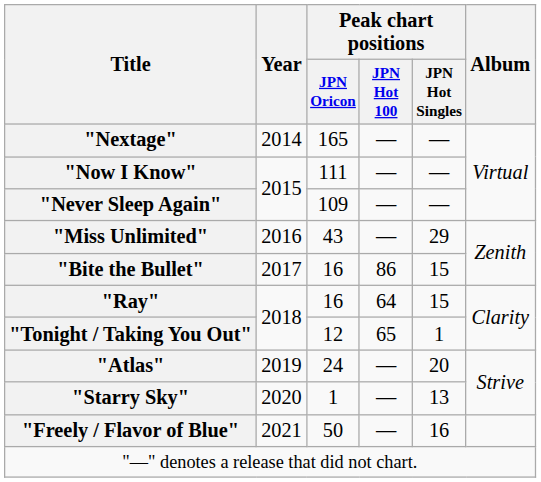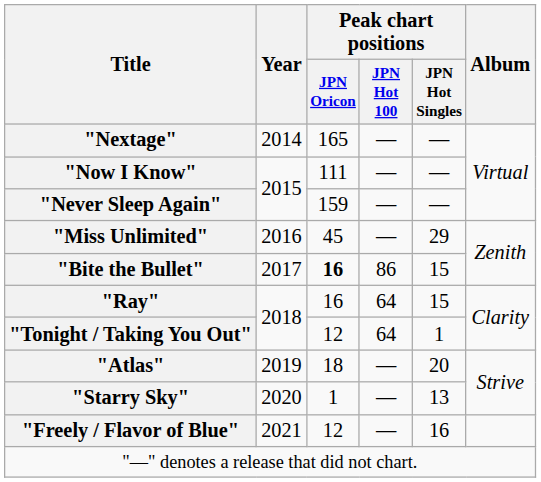(333, 204) 109 -> (333, 204) 159
(333, 236) 43 -> (333, 236) 45
(333, 269) normal -> (333, 269) bold
(386, 333) 65 -> (386, 333) 64
(333, 365) 24 -> (333, 365) 18
(333, 430) 50 -> (333, 430) 12
